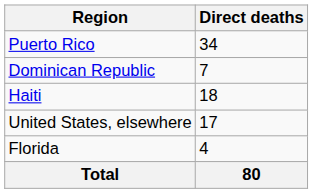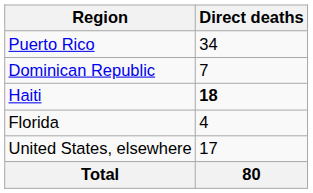(208, 96) normal -> (208, 96) bold
rows swapped: (34, 148) <-> (100, 122)
